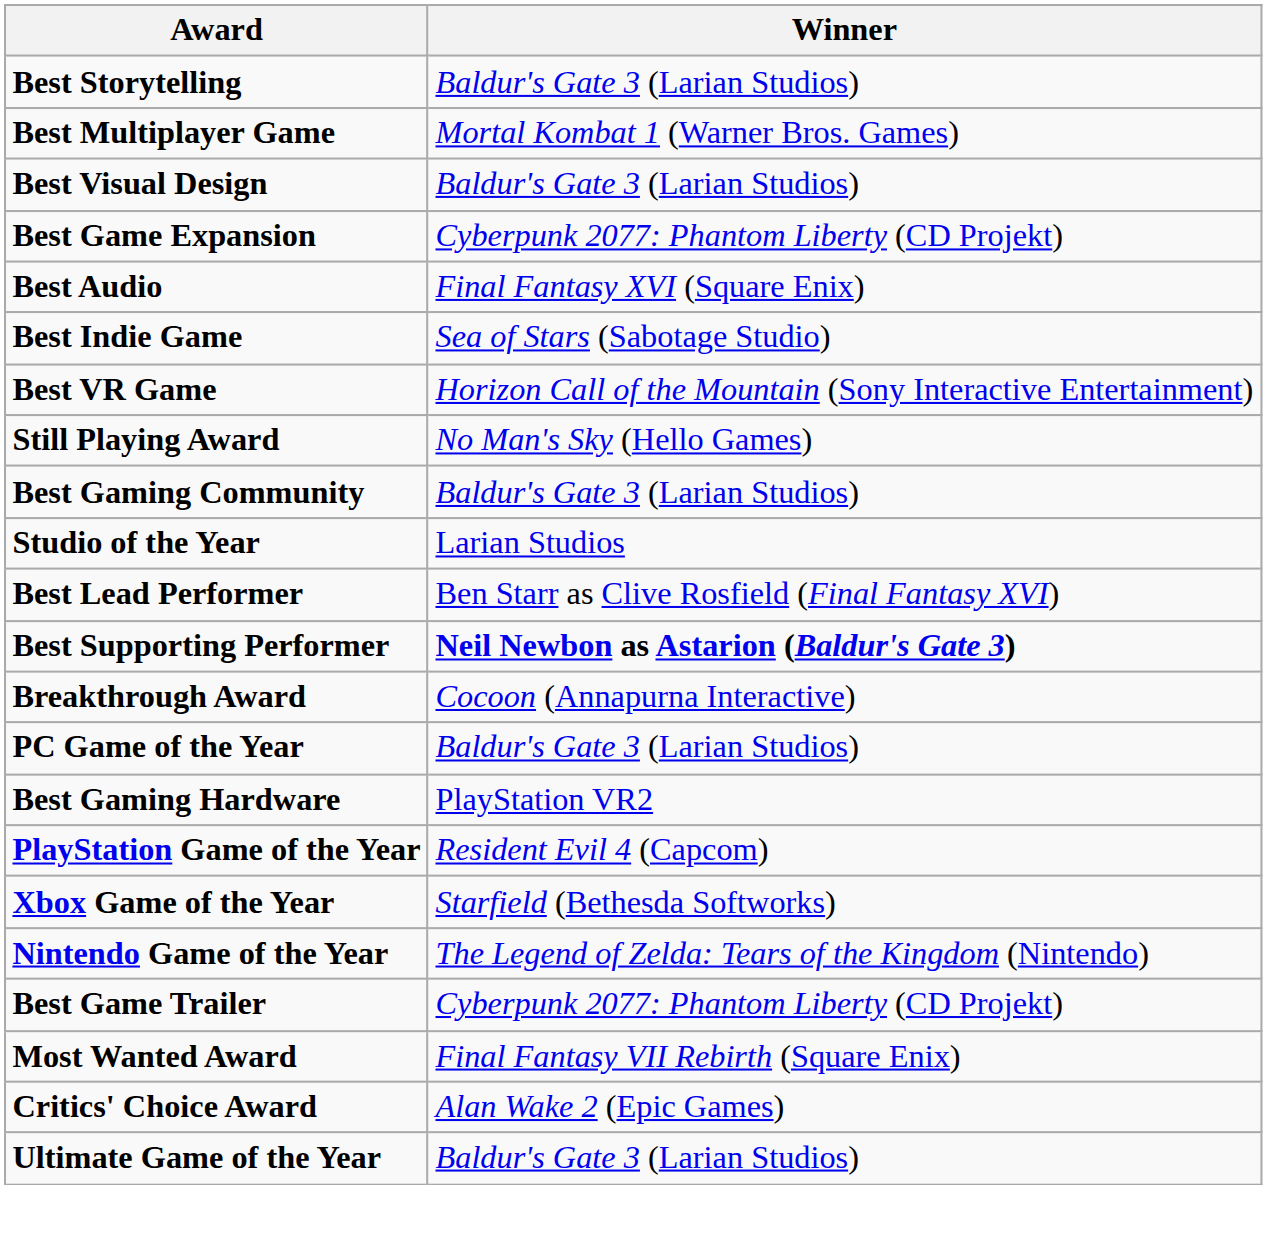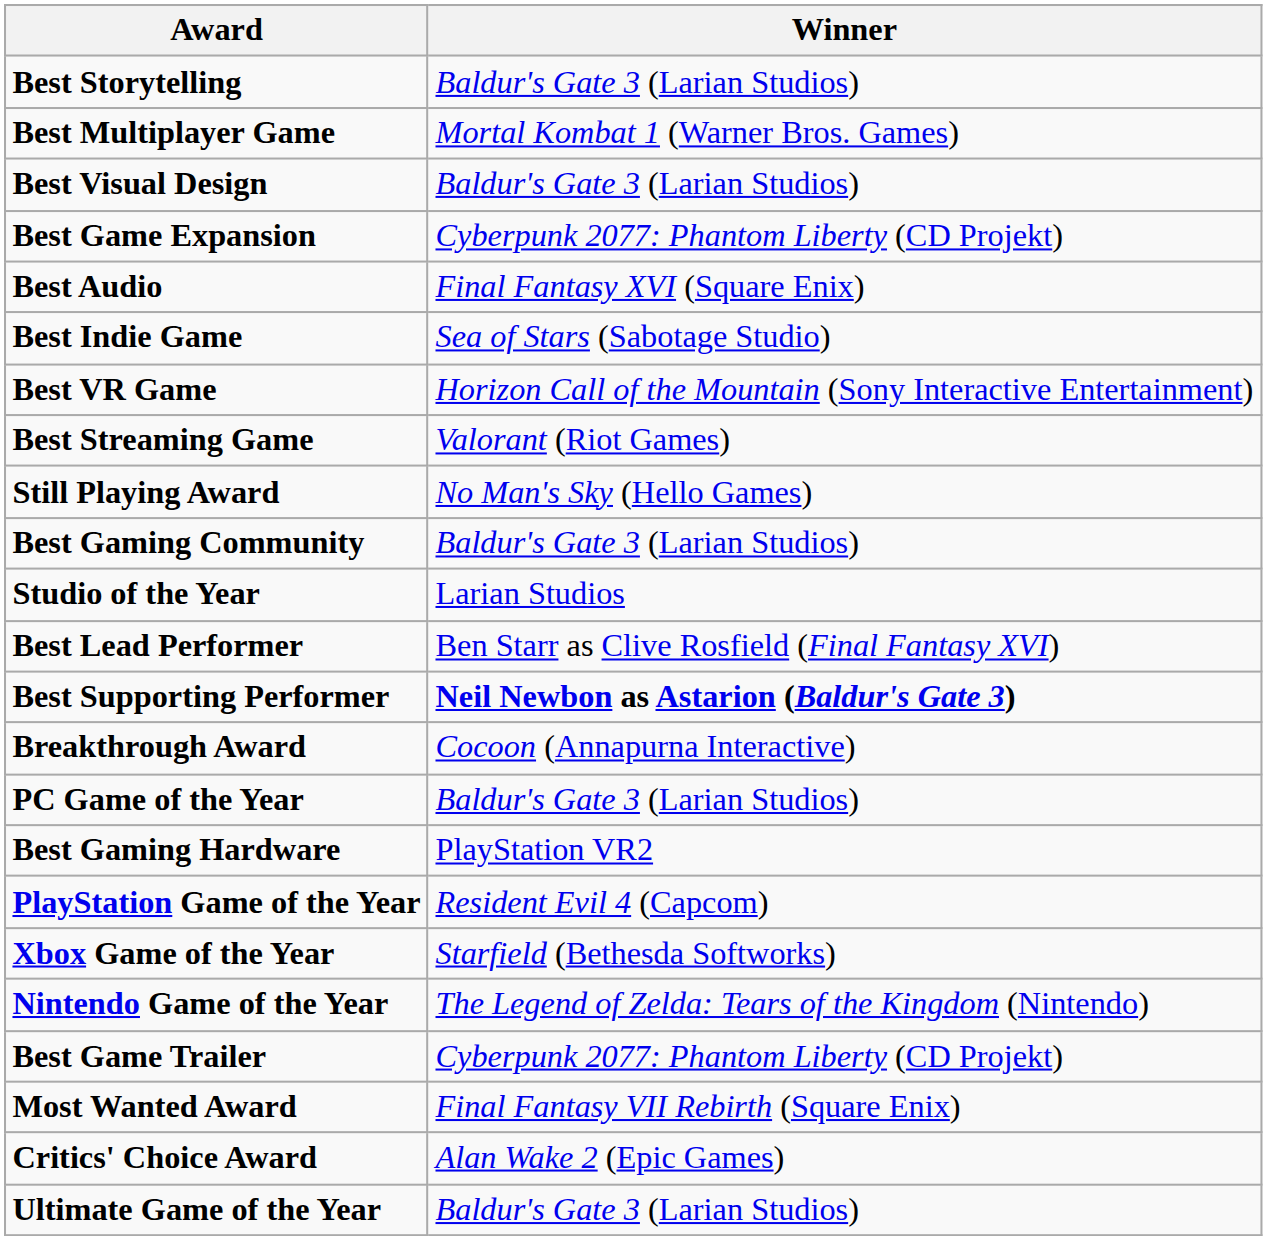+ row: (163, 440)
